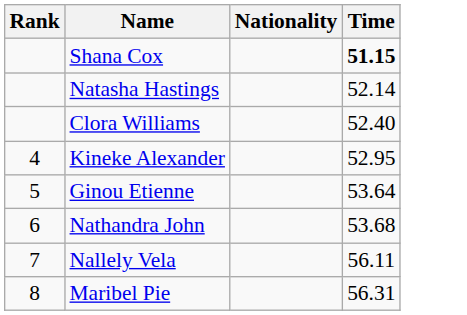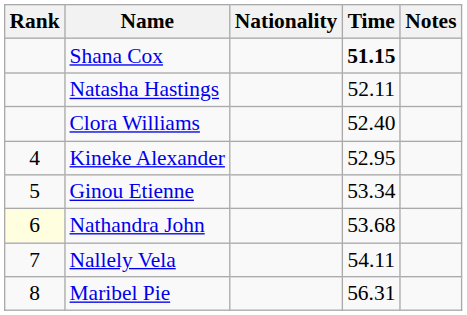+ column: (431, 21)
(371, 89) 52.14 -> (371, 89) 52.11
(371, 191) 53.64 -> (371, 191) 53.34
(35, 225) no background -> (35, 225) lightyellow background
(371, 259) 56.11 -> (371, 259) 54.11
